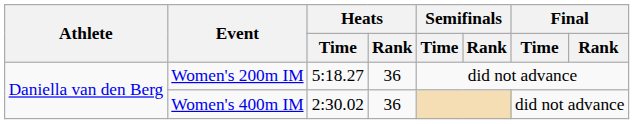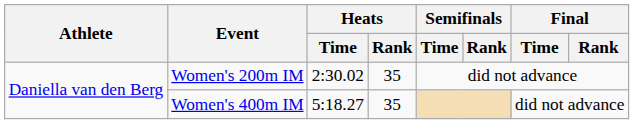(338, 76) 5:18.27 -> (338, 76) 2:30.02
(392, 76) 36 -> (392, 76) 35
(338, 104) 2:30.02 -> (338, 104) 5:18.27
(392, 104) 36 -> (392, 104) 35
